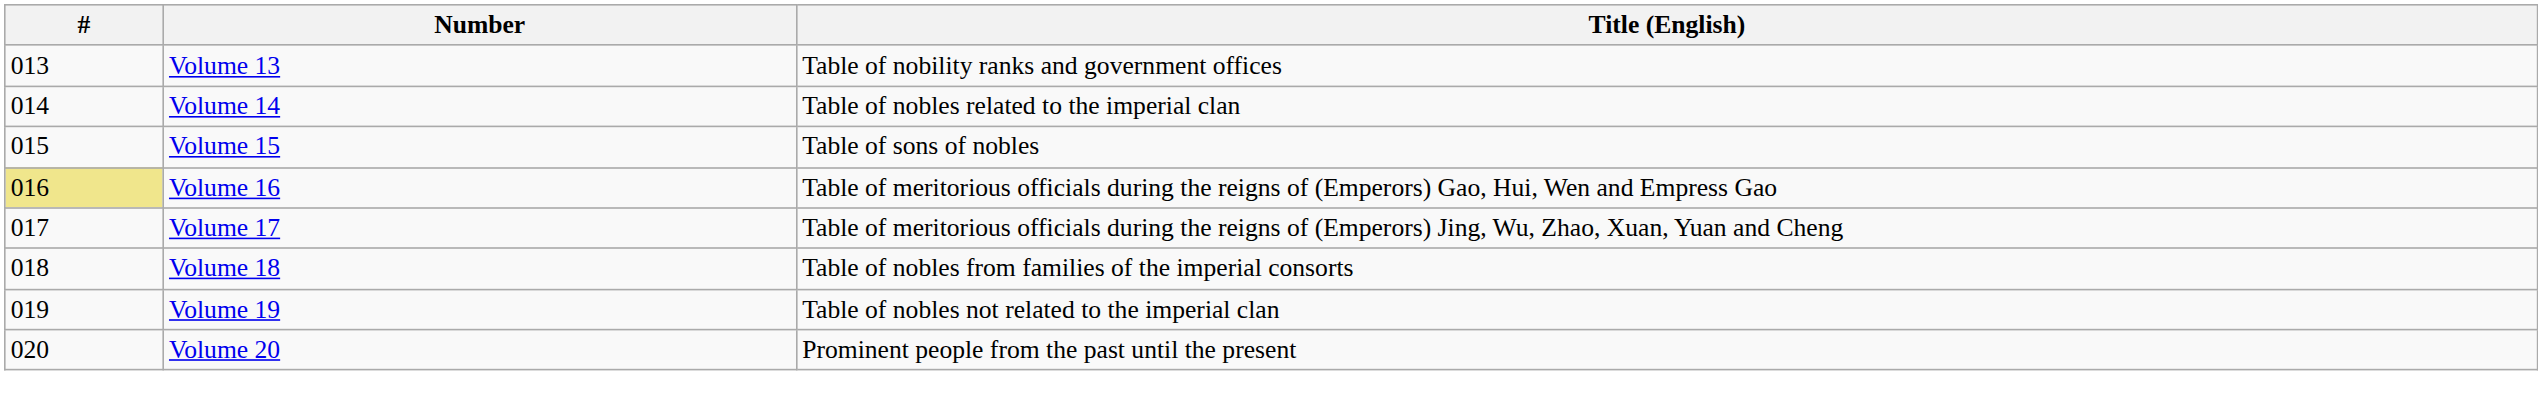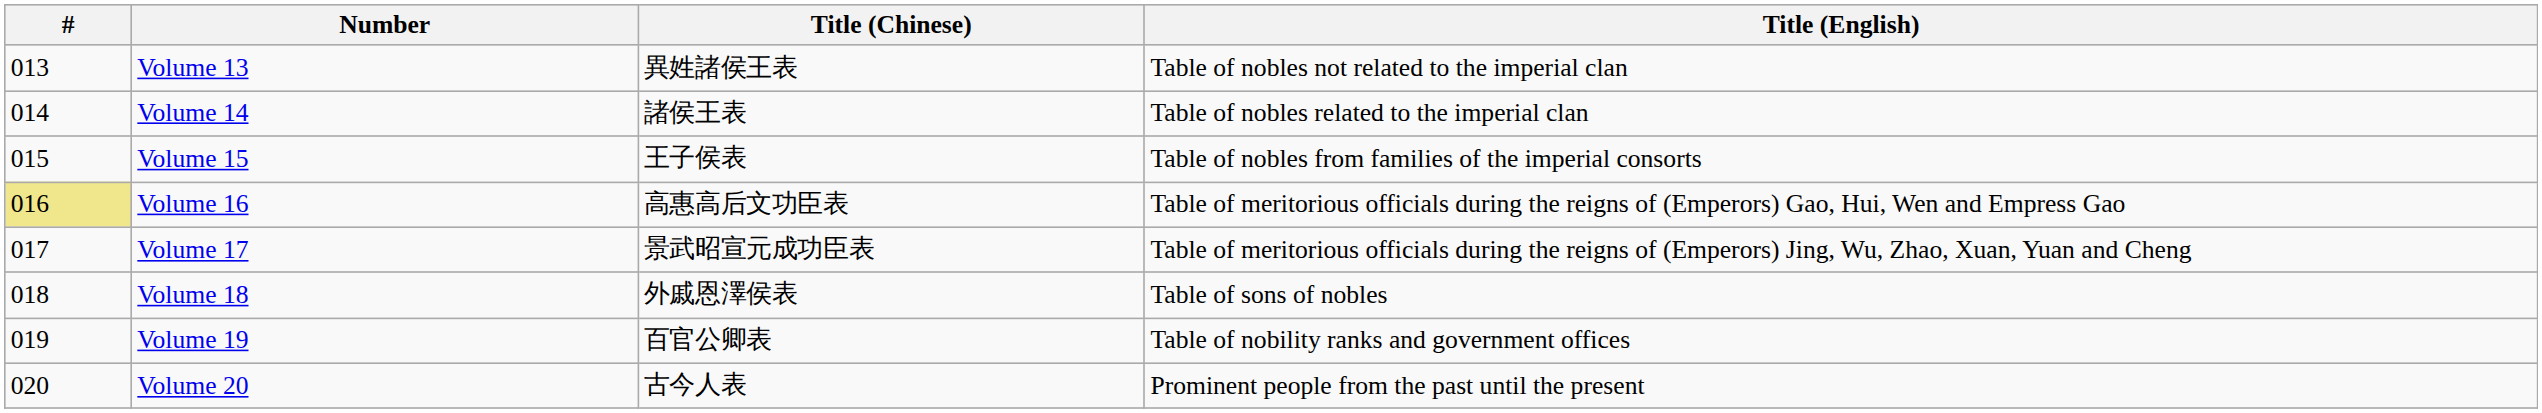+ column: (891, 24)
(1042, 65) Table of nobility ranks and government offices -> (1389, 67) Table of nobles not related to the imperial clan
(921, 146) Table of sons of nobles -> (1426, 158) Table of nobles from families of the imperial consorts
(1078, 268) Table of nobles from families of the imperial consorts -> (1269, 294) Table of sons of nobles
(1041, 308) Table of nobles not related to the imperial clan -> (1390, 340) Table of nobility ranks and government offices
